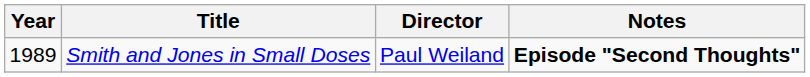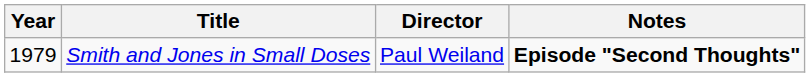(33, 54) 1989 -> (33, 54) 1979
